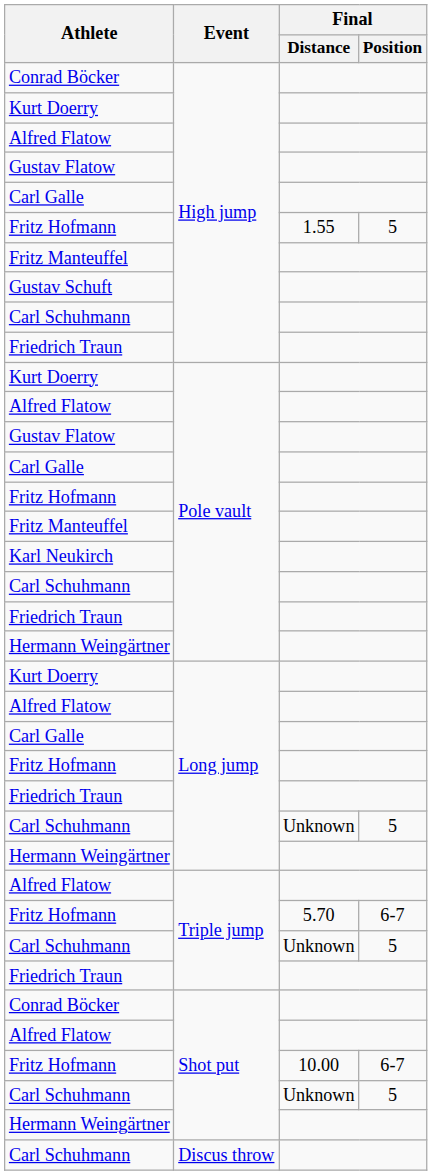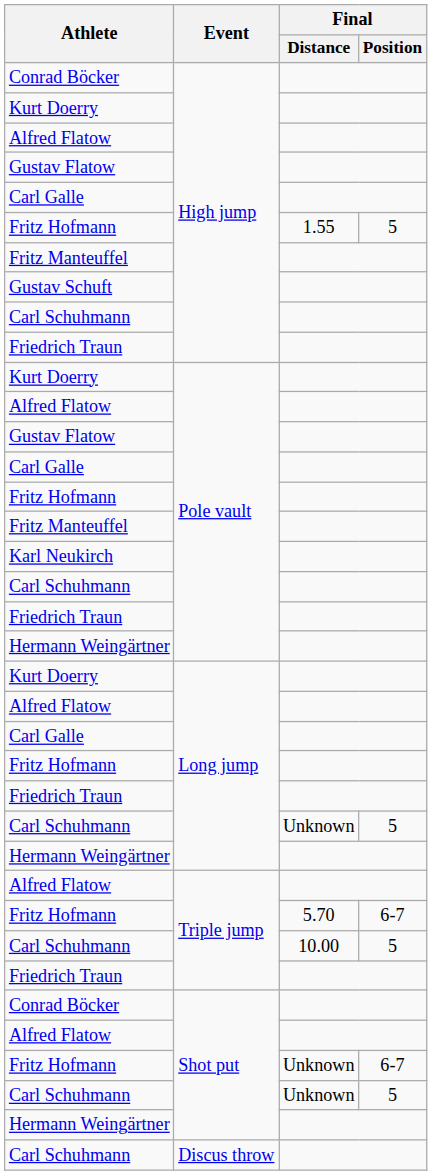(319, 945) Unknown -> (319, 945) 10.00
(319, 1065) 10.00 -> (319, 1065) Unknown
